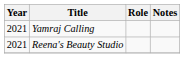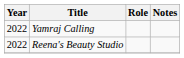(17, 28) 2021 -> (17, 28) 2022
(17, 45) 2021 -> (17, 45) 2022
